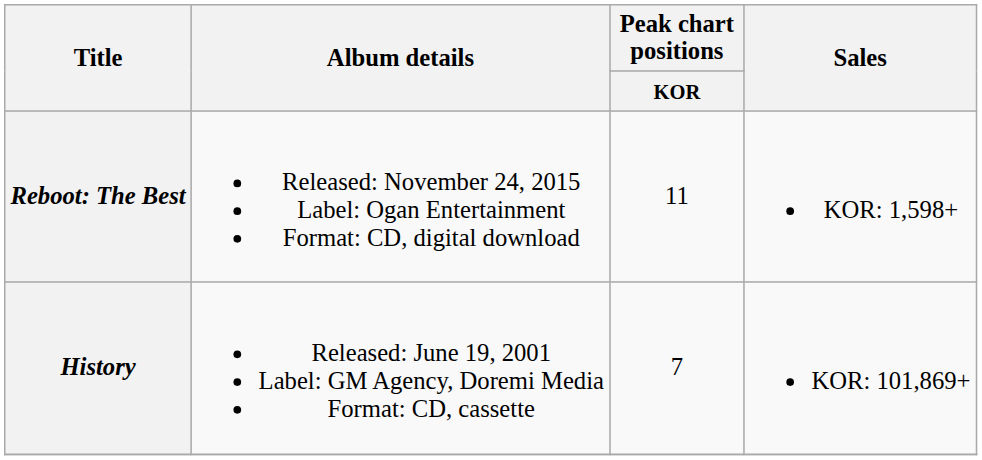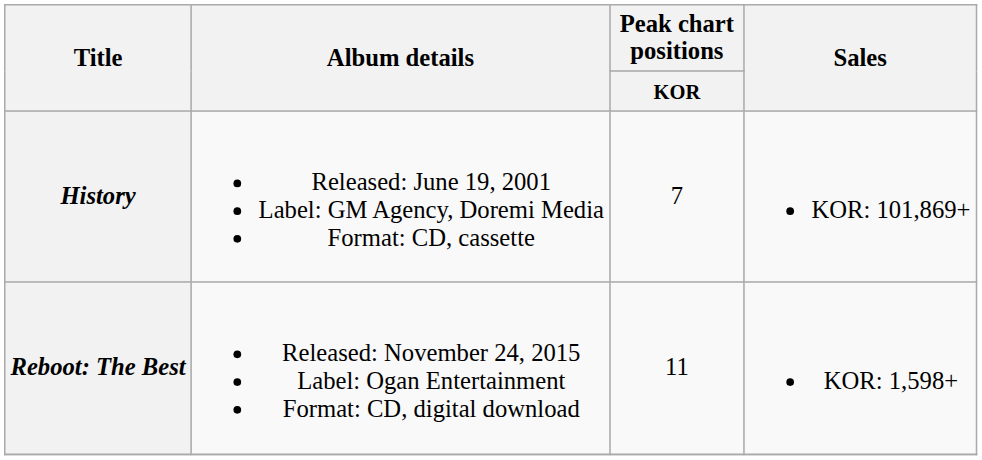rows swapped: (98, 367) <-> (98, 196)
